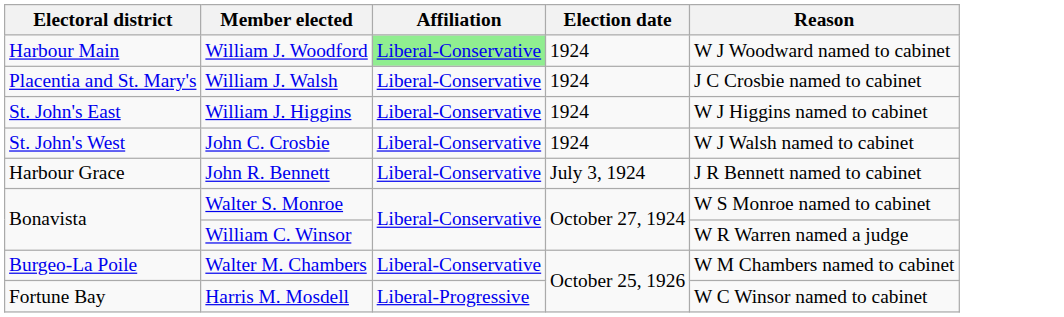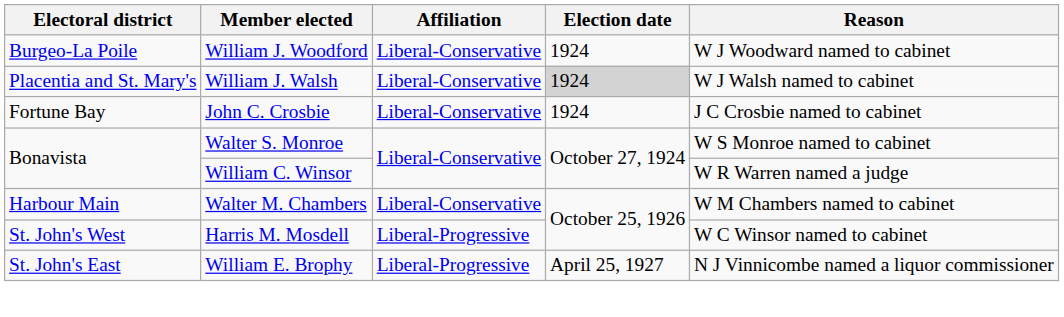(64, 50) Harbour Main -> (73, 50) Burgeo-La Poile
(459, 50) lightgreen background -> (459, 50) no background
(569, 81) no background -> (569, 81) lightgrey background
(808, 81) J C Crosbie named to cabinet -> (804, 81) W J Walsh named to cabinet
- row: (278, 111)
(67, 142) St. John's West -> (57, 111) Fortune Bay
(804, 142) W J Walsh named to cabinet -> (808, 111) J C Crosbie named to cabinet
- row: (267, 173)
(73, 265) Burgeo-La Poile -> (64, 204) Harbour Main
(57, 296) Fortune Bay -> (67, 234) St. John's West
+ row: (279, 265)
